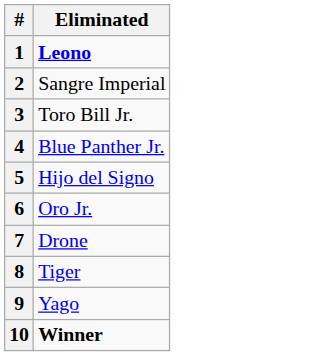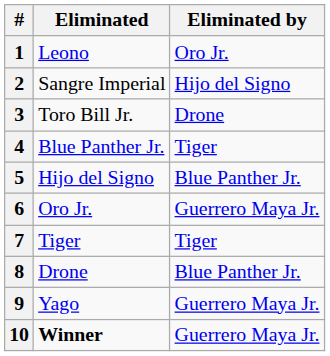+ column: (247, 20)
(65, 51) bold -> (64, 51) normal
(63, 240) Drone -> (59, 240) Tiger
(59, 271) Tiger -> (63, 271) Drone
